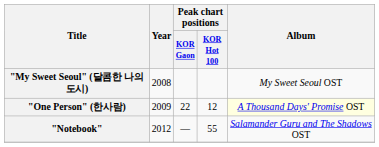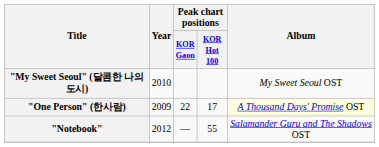(161, 83) 2008 -> (161, 83) 2010
(212, 107) 12 -> (212, 107) 17
